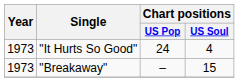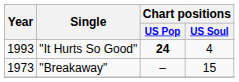(20, 49) 1973 -> (20, 49) 1993
(163, 49) normal -> (163, 49) bold
